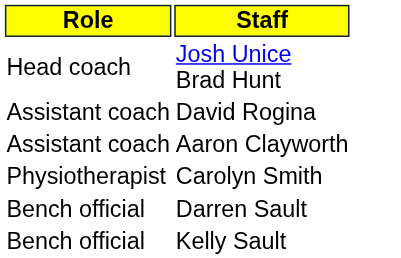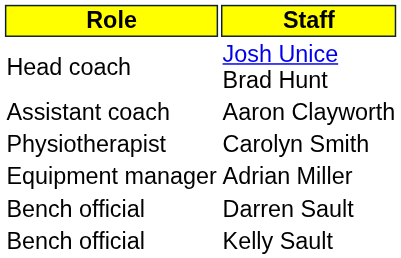- row: (246, 112)
+ row: (288, 176)
